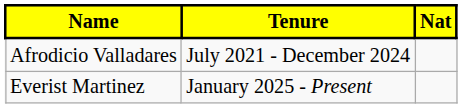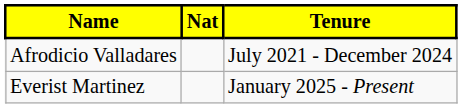columns swapped: (436, 21) <-> (298, 21)
